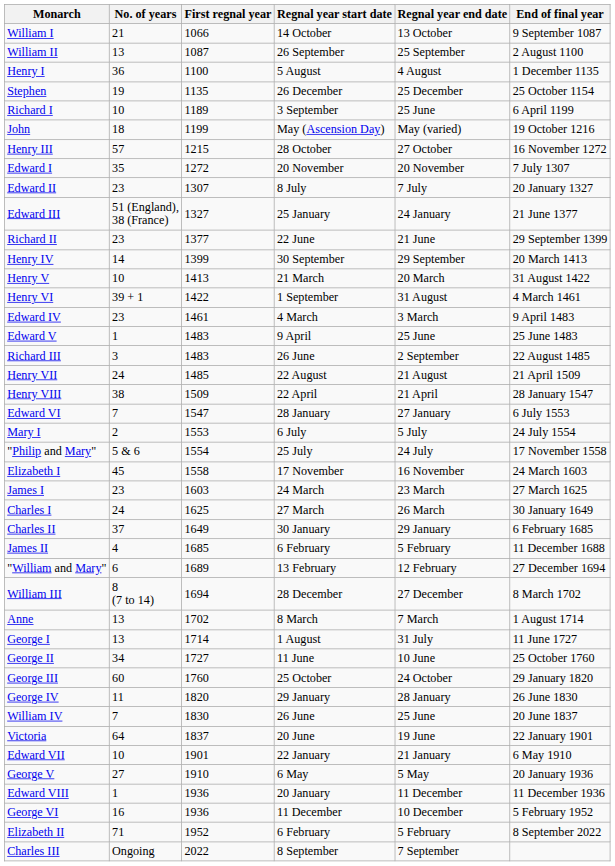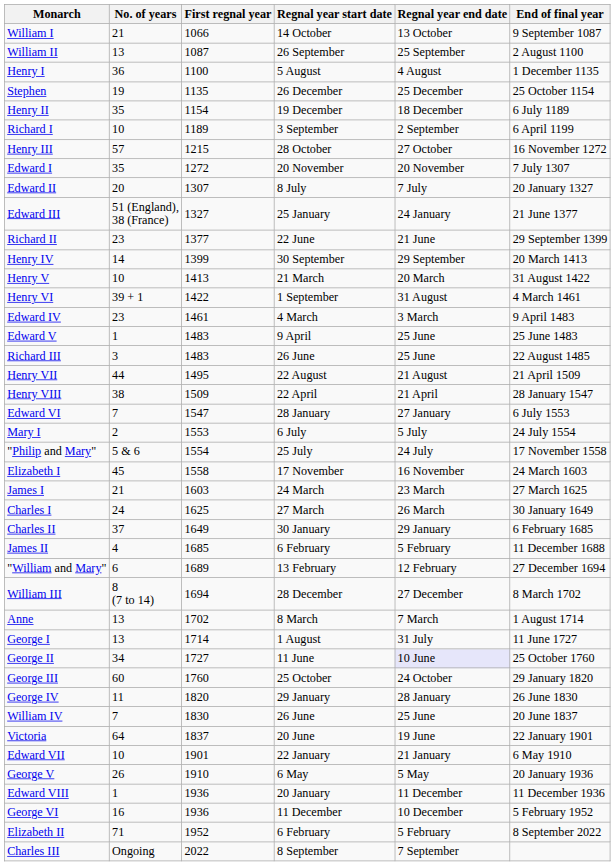+ row: (28, 110)
(416, 110) 25 June -> (428, 129) 2 September
- row: (19, 129)
(118, 187) 23 -> (118, 187) 20
(428, 355) 2 September -> (416, 355) 25 June
(118, 374) 24 -> (118, 374) 44
(197, 374) 1485 -> (197, 374) 1495
(118, 490) 23 -> (118, 490) 21
(416, 658) no background -> (416, 658) lavender background
(118, 774) 27 -> (118, 774) 26
